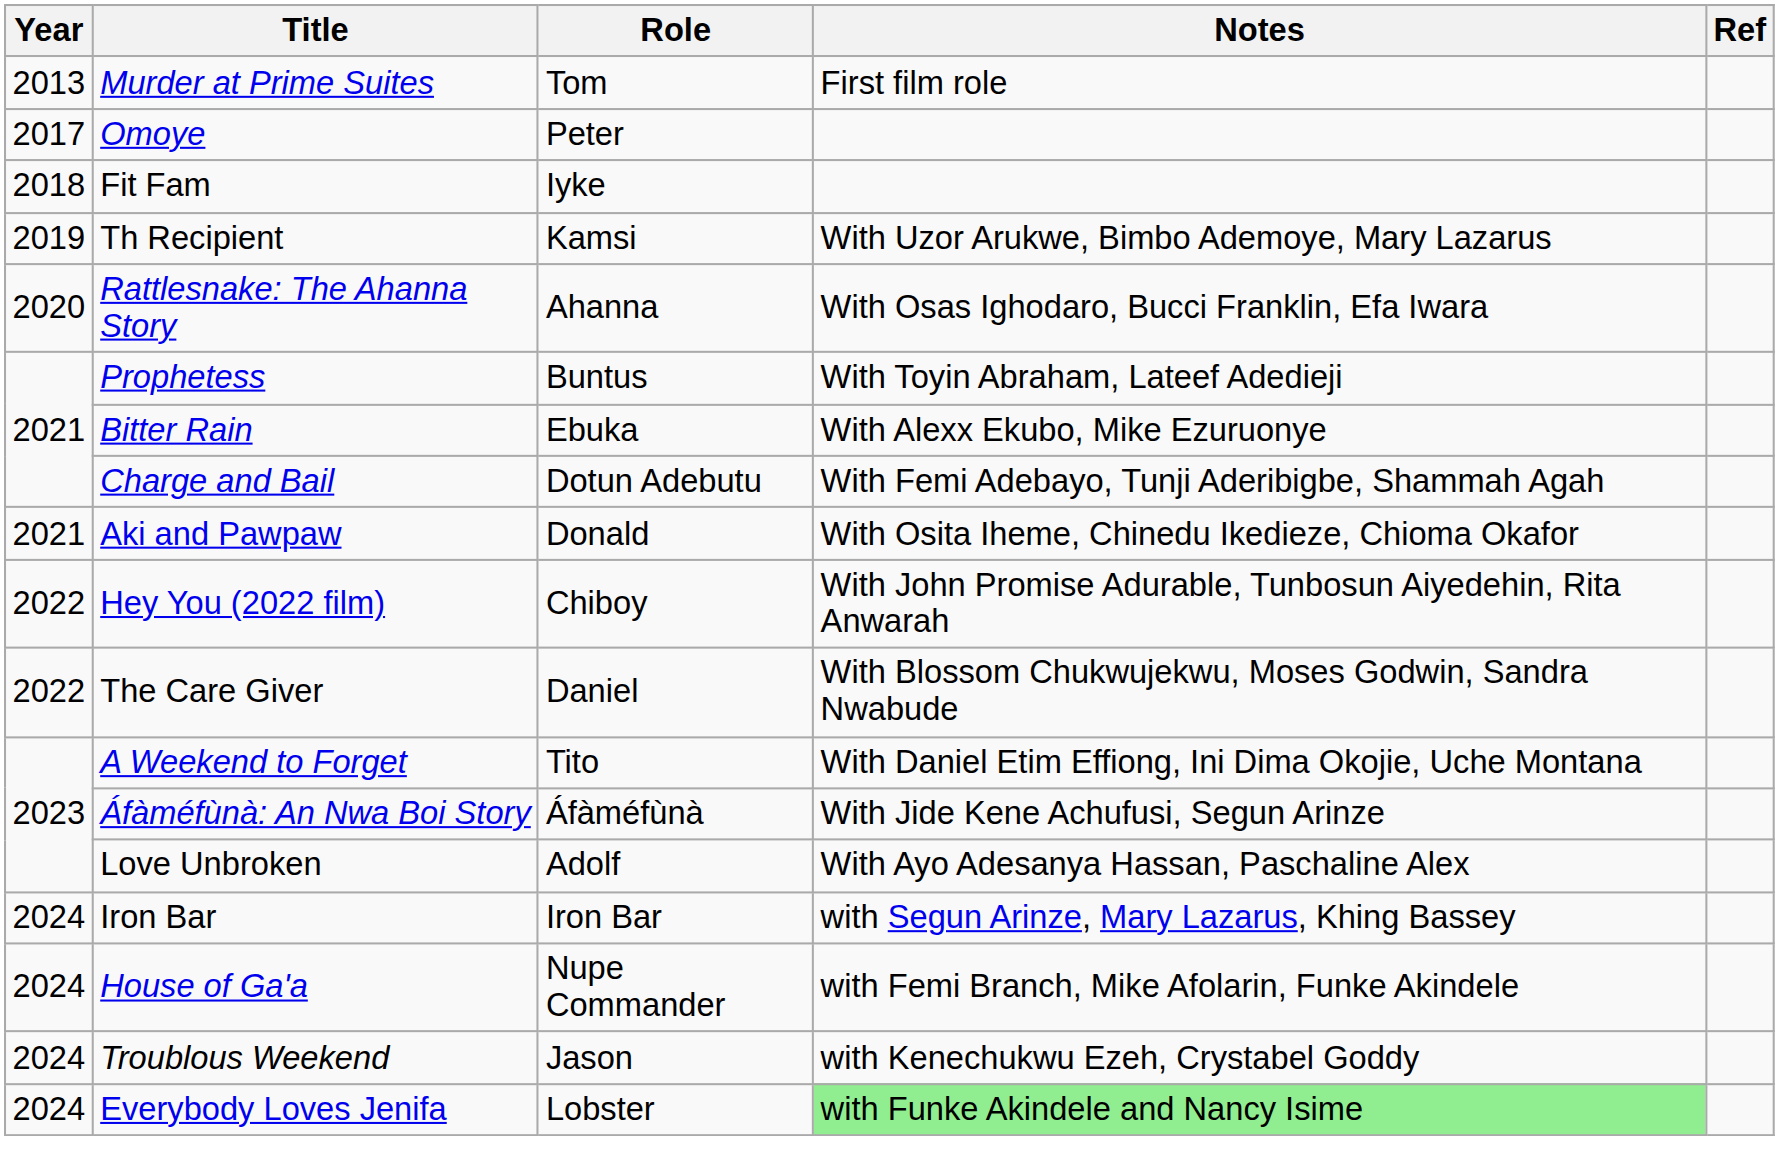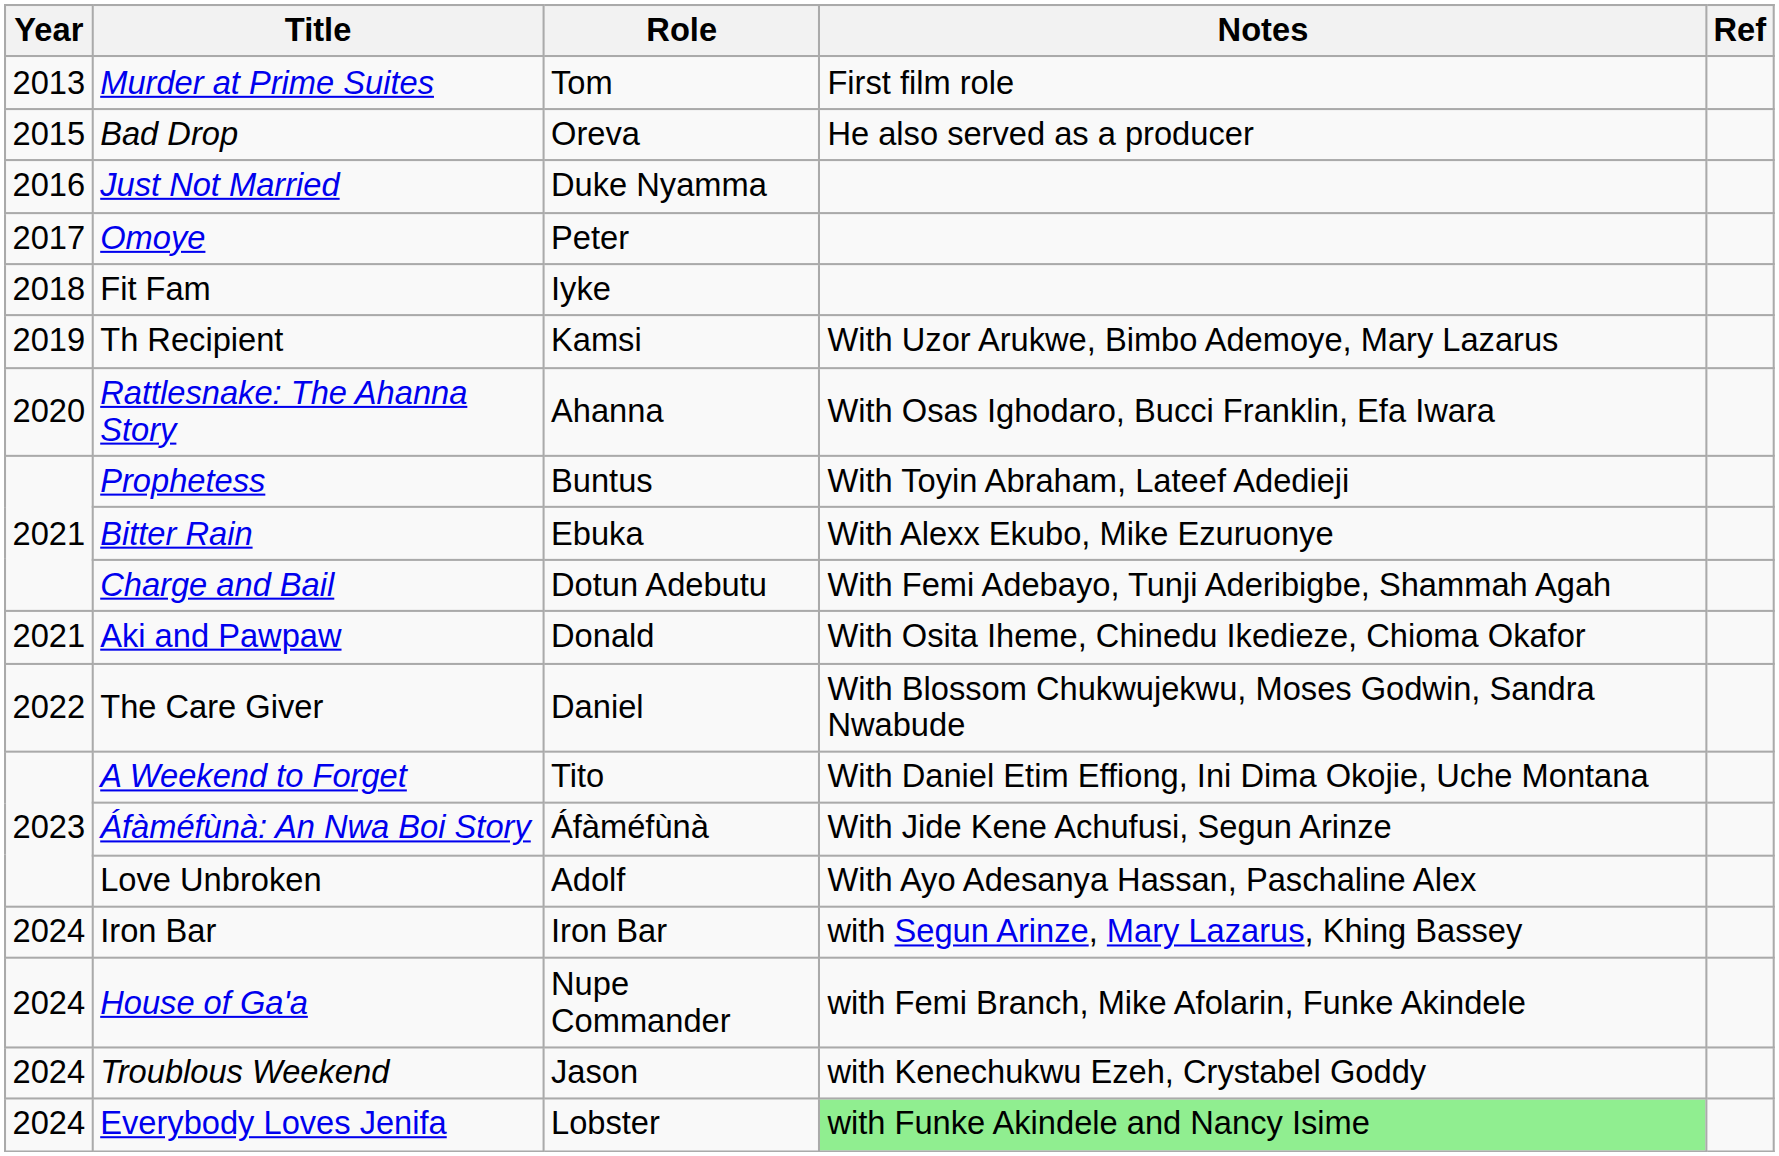+ row: (169, 133)
+ row: (220, 185)
- row: (243, 603)
